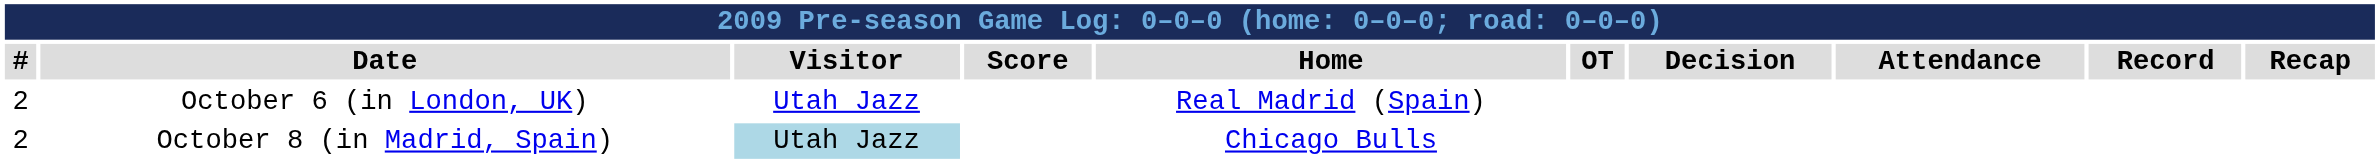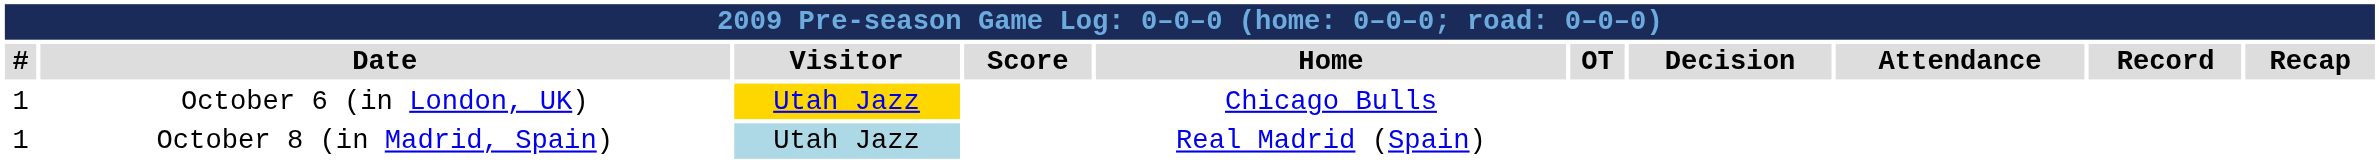(21, 101) 2 -> (21, 101) 1
(847, 101) no background -> (847, 101) gold background
(1331, 101) Real Madrid (Spain) -> (1331, 101) Chicago Bulls
(21, 141) 2 -> (21, 141) 1
(1331, 141) Chicago Bulls -> (1331, 141) Real Madrid (Spain)
